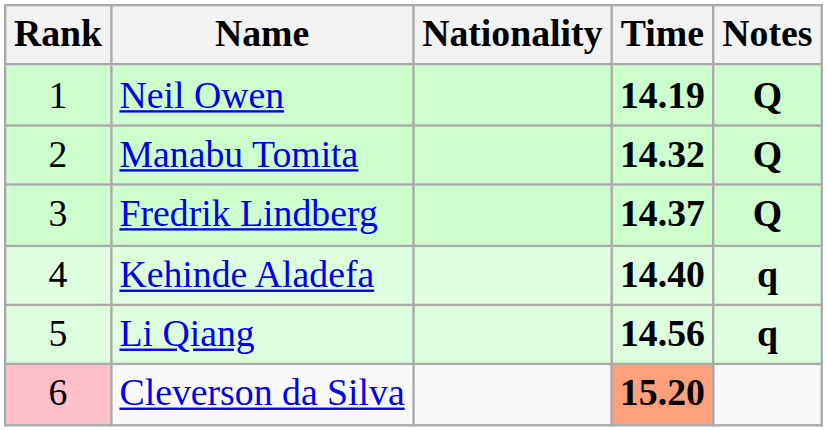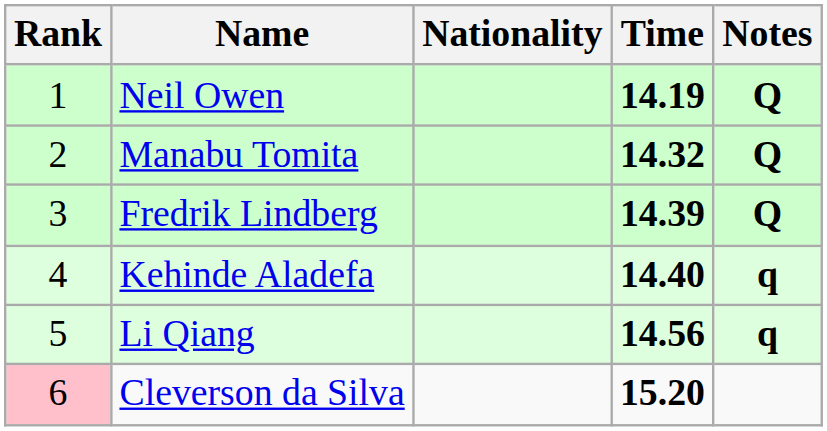(662, 214) 14.37 -> (662, 214) 14.39
(662, 393) lightsalmon background -> (662, 393) no background
